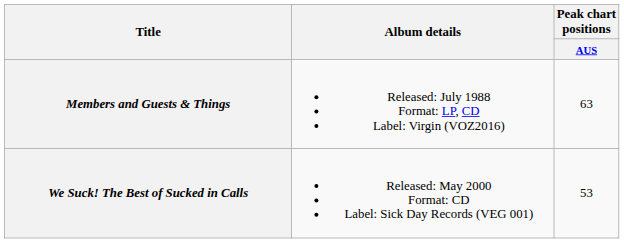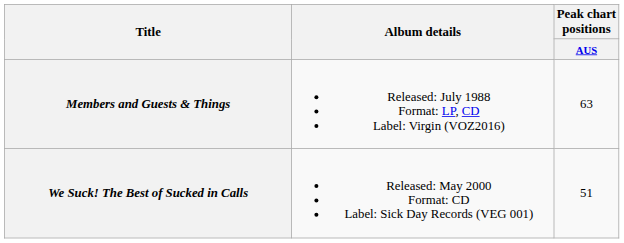(586, 193) 53 -> (586, 193) 51
